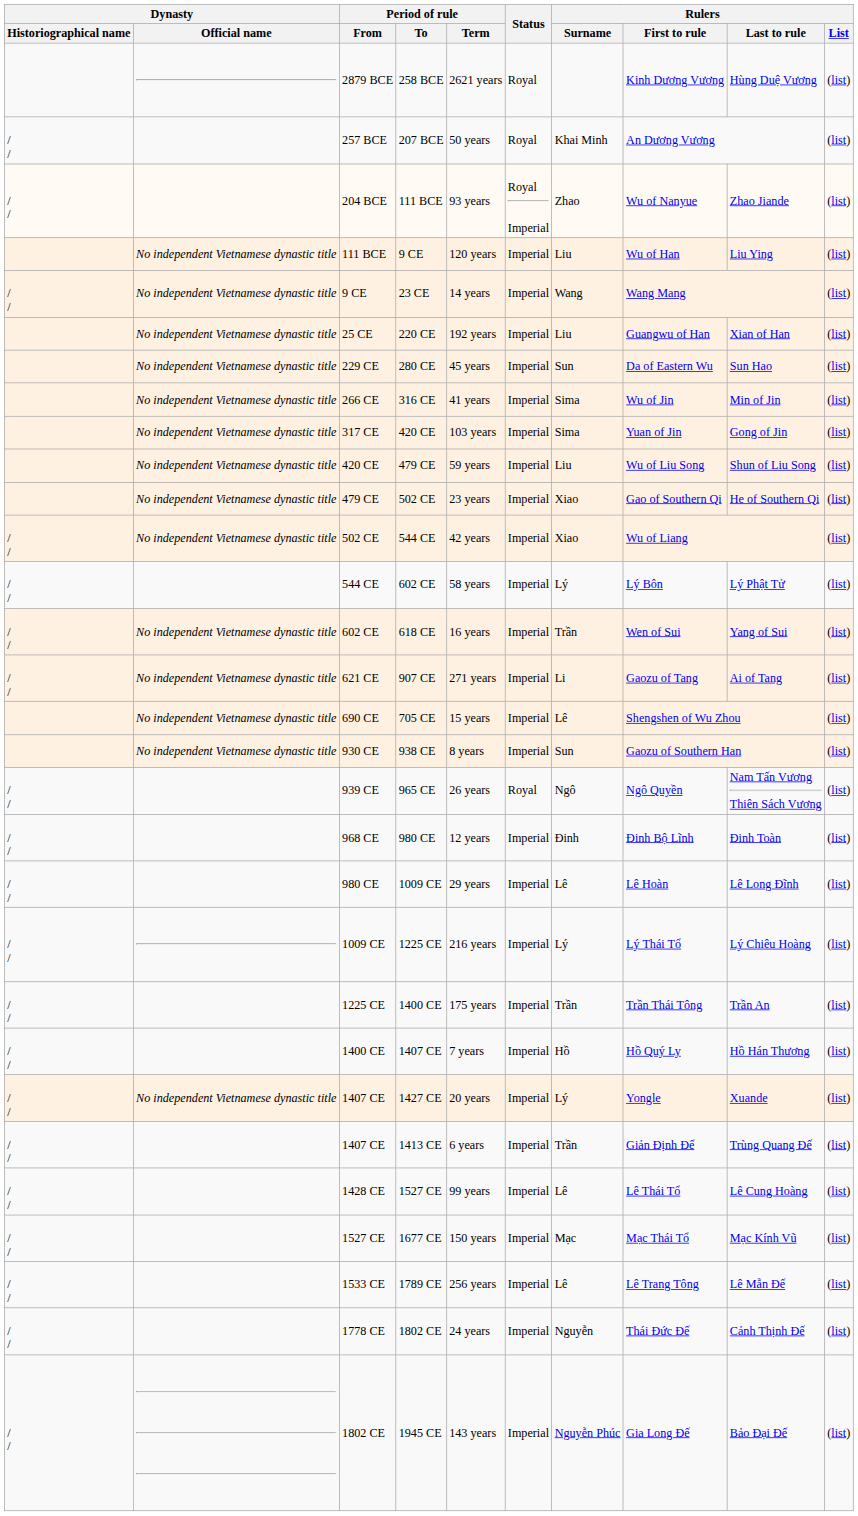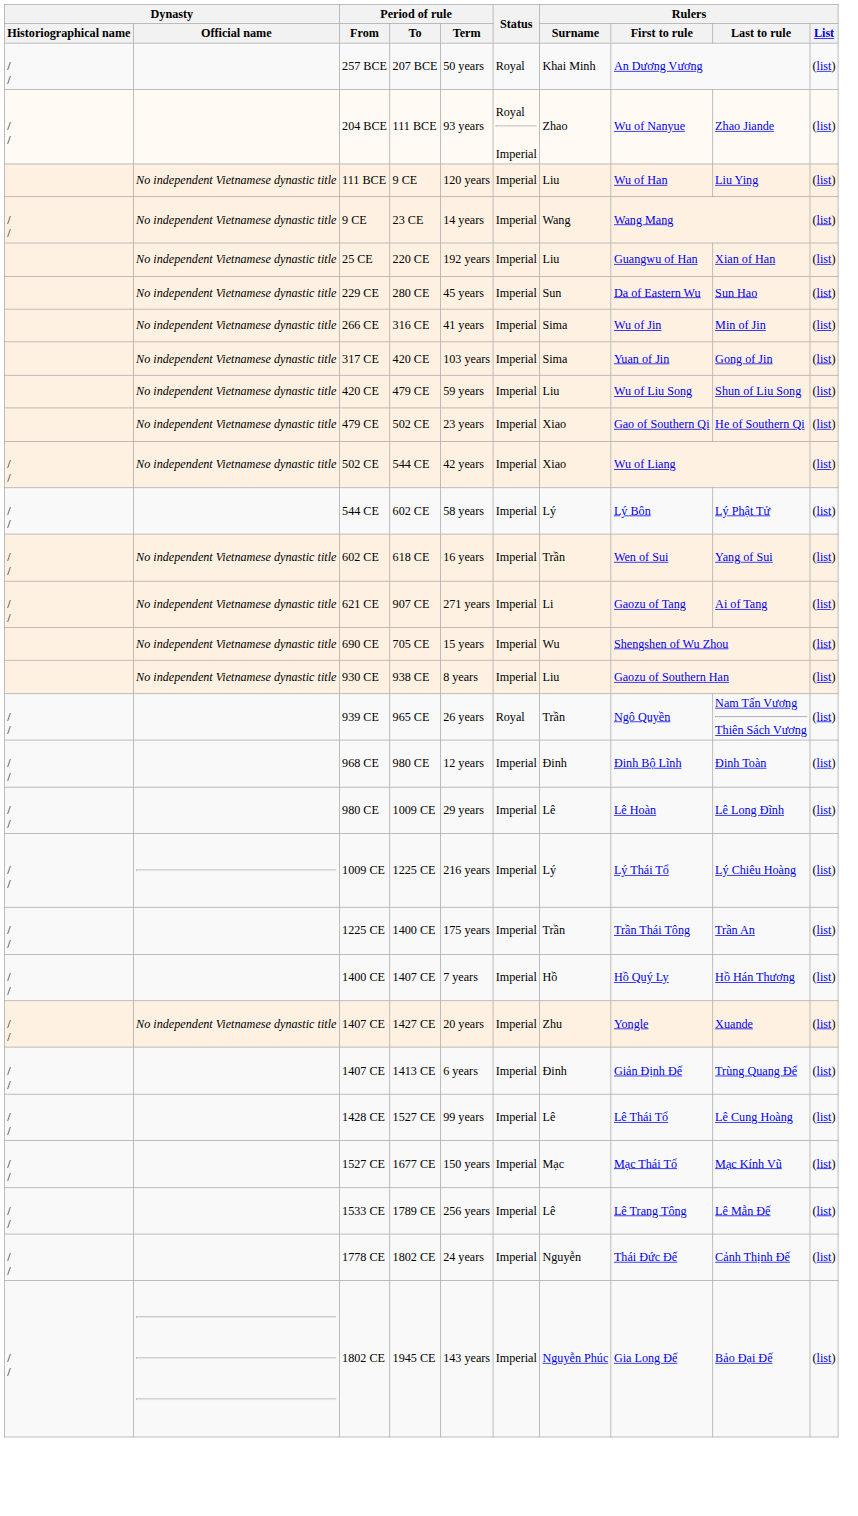- row: (421, 80)
(561, 718) Lê -> (551, 644) Wu
(564, 751) Sun -> (551, 677) Liu
(565, 790) Ngô -> (554, 716) Trần
(561, 1098) Lý -> (552, 1024) Zhu
(566, 1144) Trần -> (555, 1070) Đinh
